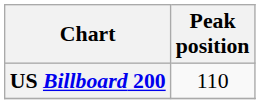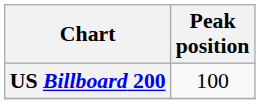(213, 80) 110 -> (213, 80) 100
